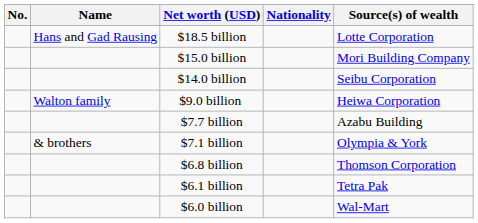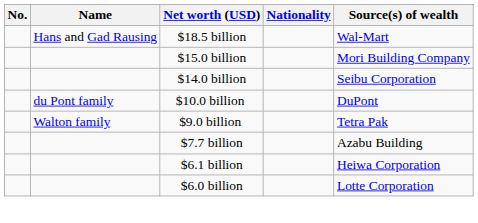(385, 36) Lotte Corporation -> (363, 36) Wal-Mart
+ row: (212, 100)
(389, 100) Heiwa Corporation -> (362, 121) Tetra Pak
- row: (212, 143)
- row: (212, 164)
(362, 185) Tetra Pak -> (389, 164) Heiwa Corporation
(363, 206) Wal-Mart -> (385, 185) Lotte Corporation
